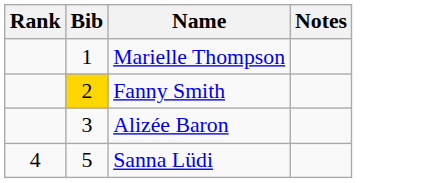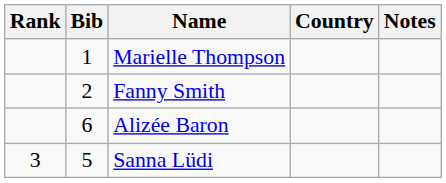+ column: (334, 21)
(87, 90) gold background -> (87, 90) no background
(87, 125) 3 -> (87, 125) 6
(35, 159) 4 -> (35, 159) 3
